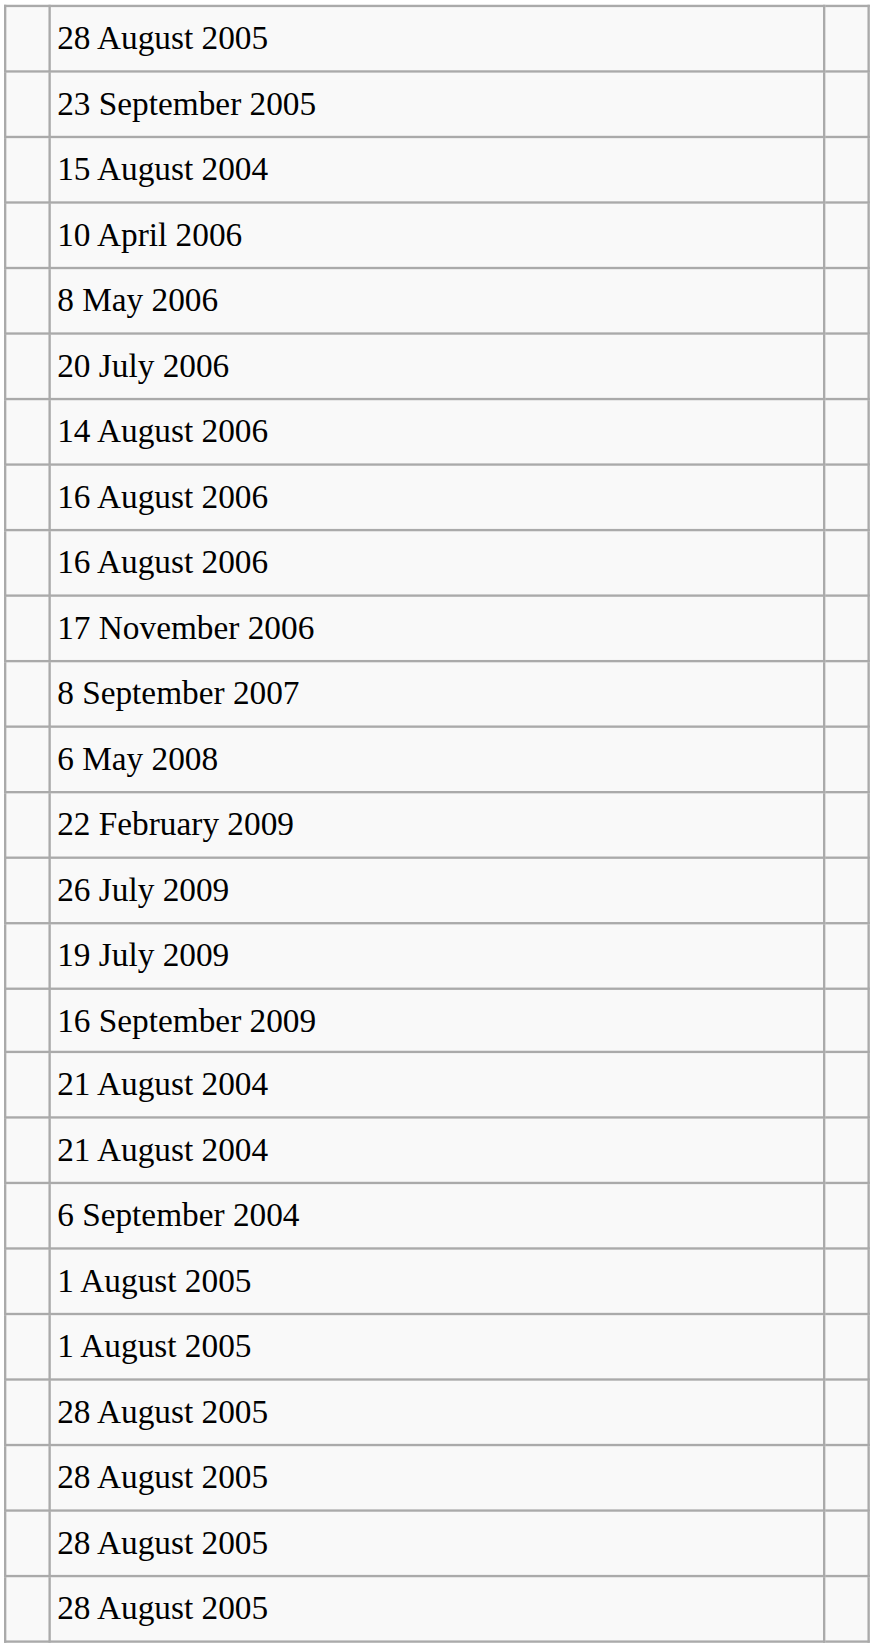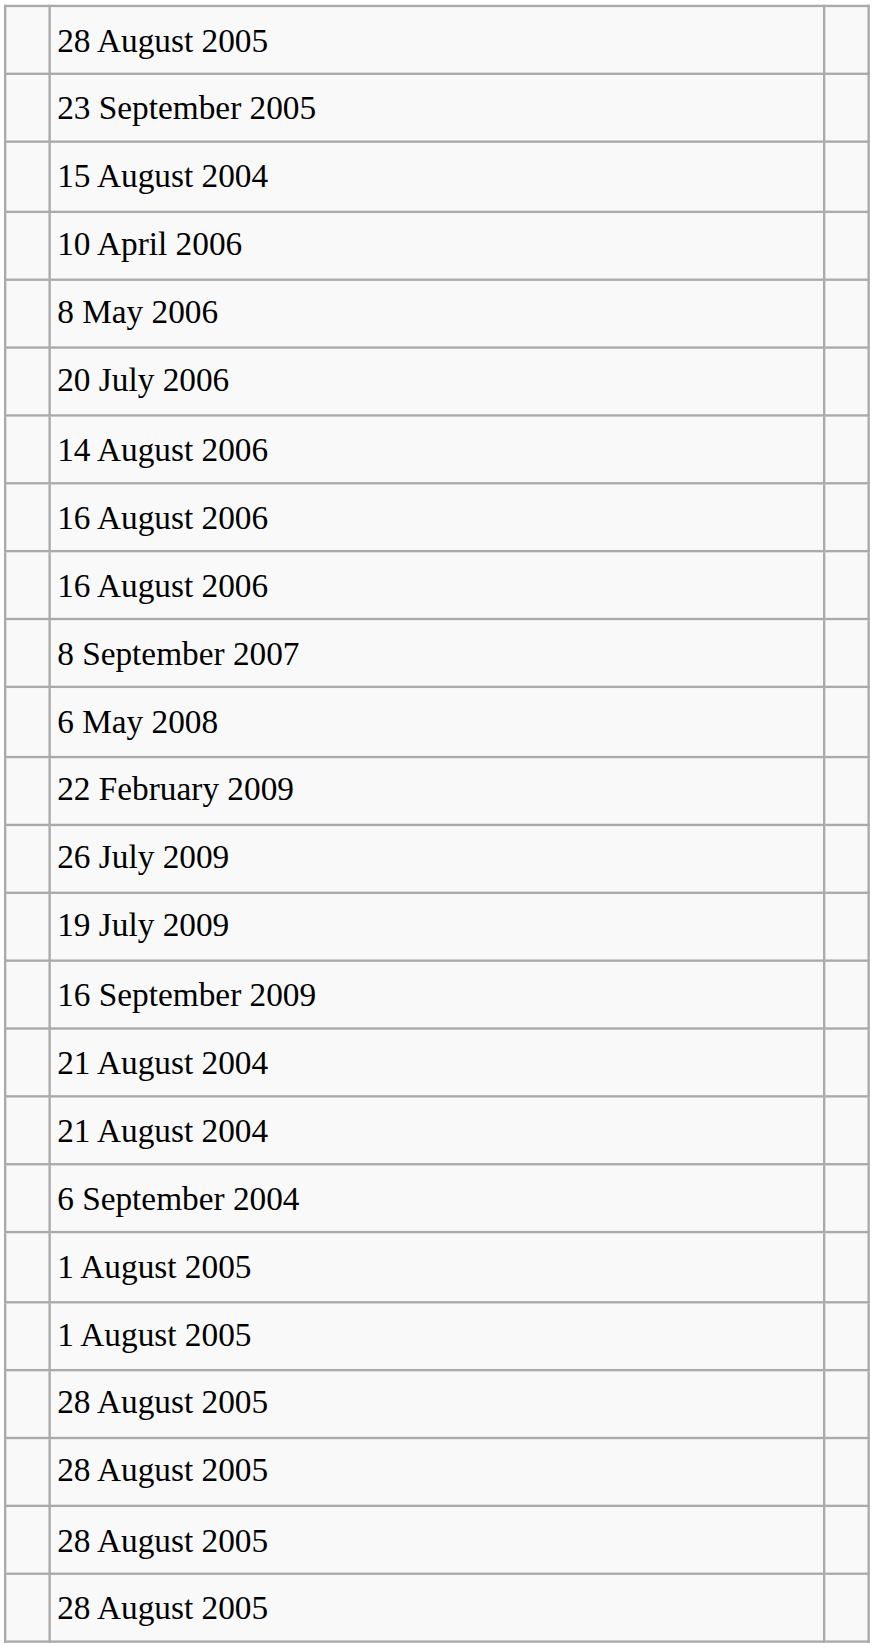- row: (27, 628)
